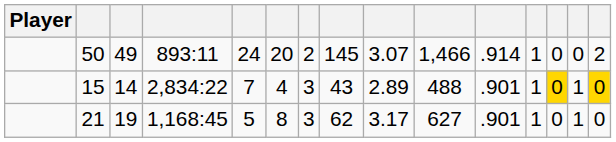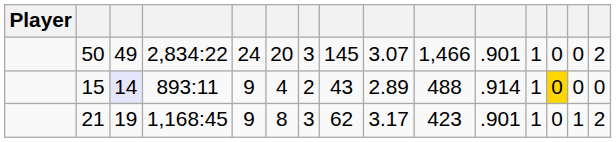(187, 53) 893:11 -> (187, 53) 2,834:22
(309, 53) 2 -> (309, 53) 3
(500, 53) .914 -> (500, 53) .901
(126, 86) no background -> (126, 86) lavender background
(187, 86) 2,834:22 -> (187, 86) 893:11
(249, 86) 7 -> (249, 86) 9
(309, 86) 3 -> (309, 86) 2
(500, 86) .901 -> (500, 86) .914
(578, 86) 1 -> (578, 86) 0
(599, 86) gold background -> (599, 86) no background
(249, 119) 5 -> (249, 119) 9
(445, 119) 627 -> (445, 119) 423
(599, 119) 0 -> (599, 119) 2
